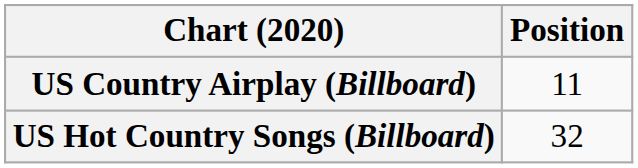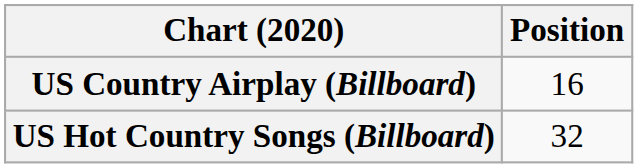(567, 83) 11 -> (567, 83) 16
